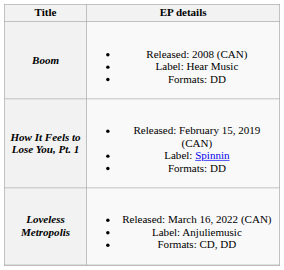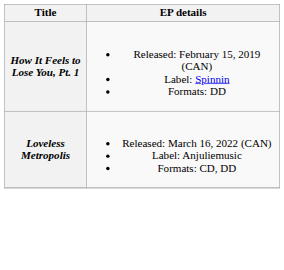- row: (46, 60)
